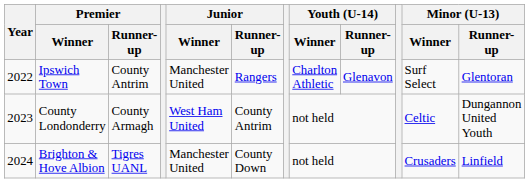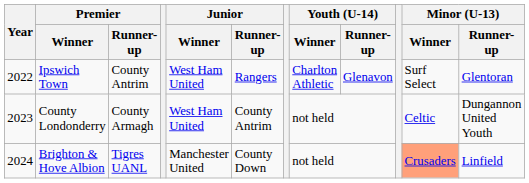(199, 76) Manchester United -> (196, 76) West Ham United
(430, 160) no background -> (430, 160) lightsalmon background
